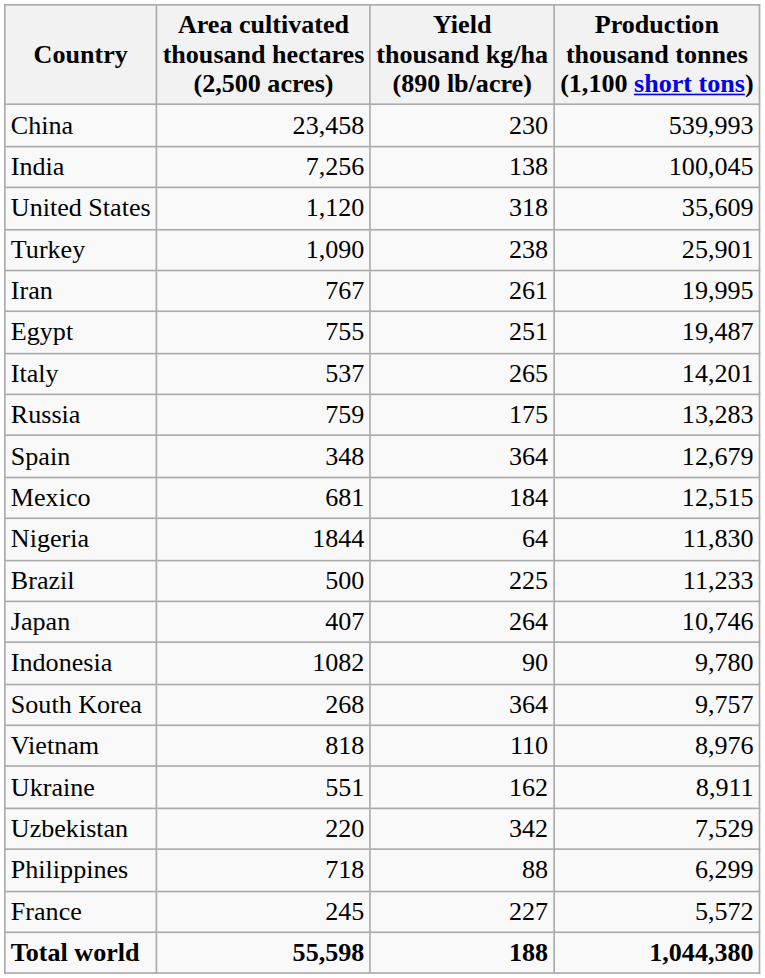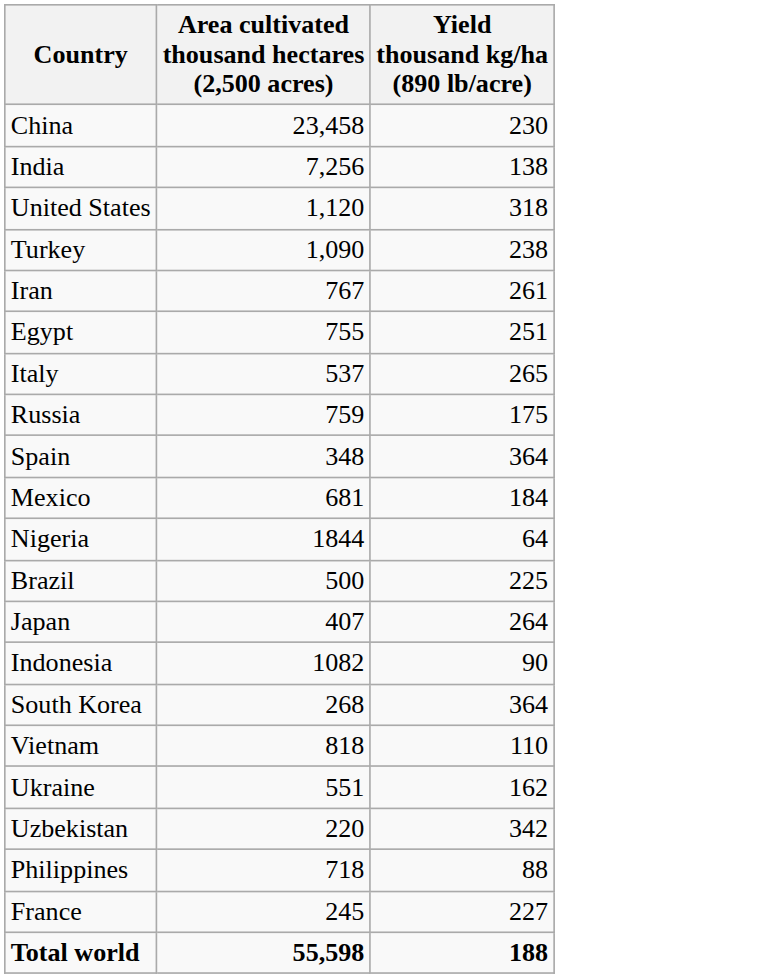- column: (657, 54)
